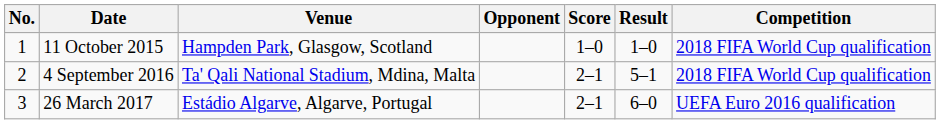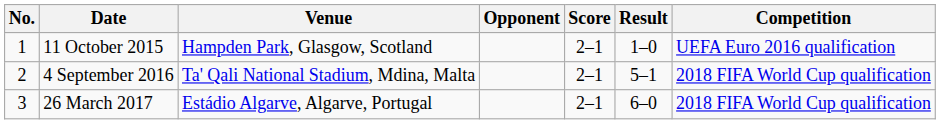(590, 47) 1–0 -> (590, 47) 2–1
(803, 47) 2018 FIFA World Cup qualification -> (786, 47) UEFA Euro 2016 qualification
(786, 103) UEFA Euro 2016 qualification -> (803, 103) 2018 FIFA World Cup qualification
